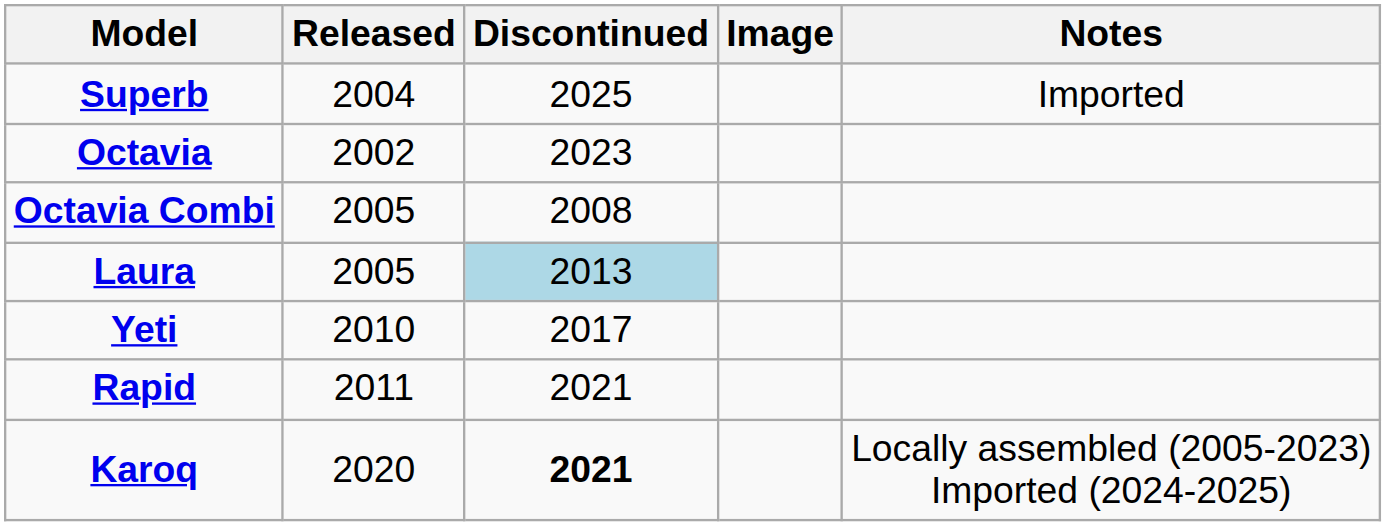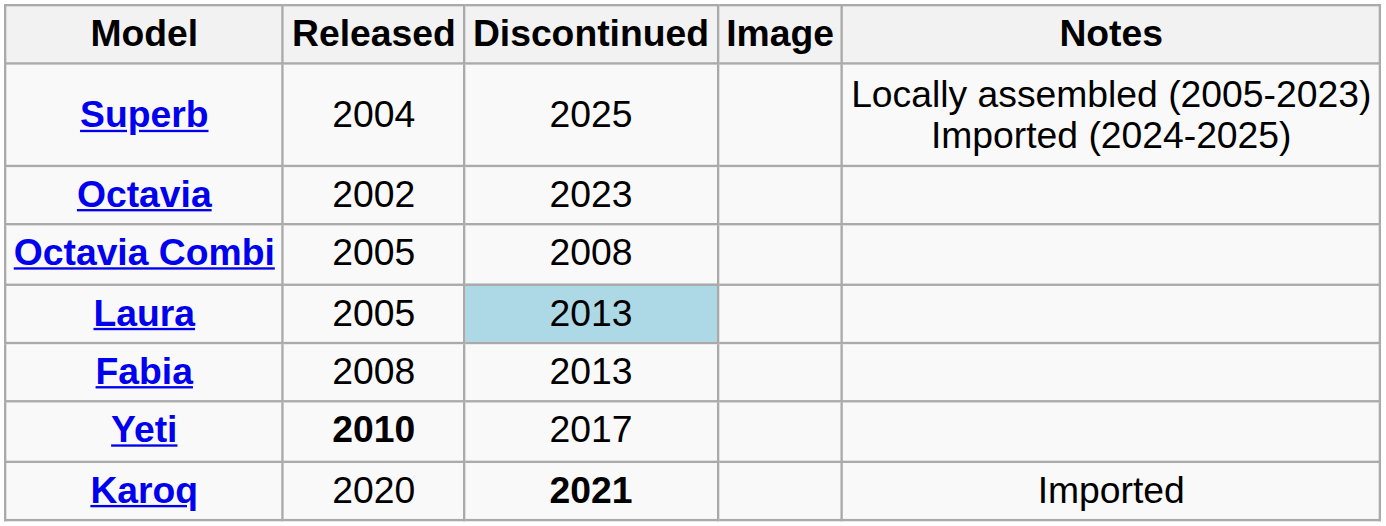(1111, 93) Imported -> (1111, 114) Locally assembled (2005-2023) Imported (2024-2025)
+ row: (144, 371)
(374, 329) normal -> (374, 430) bold
- row: (144, 388)
(1111, 468) Locally assembled (2005-2023) Imported (2024-2025) -> (1111, 489) Imported
